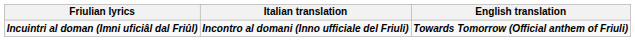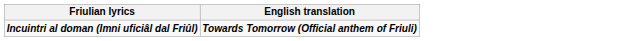- column: (305, 12)
